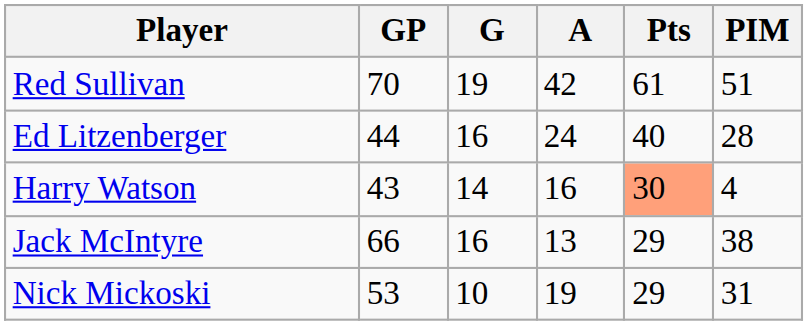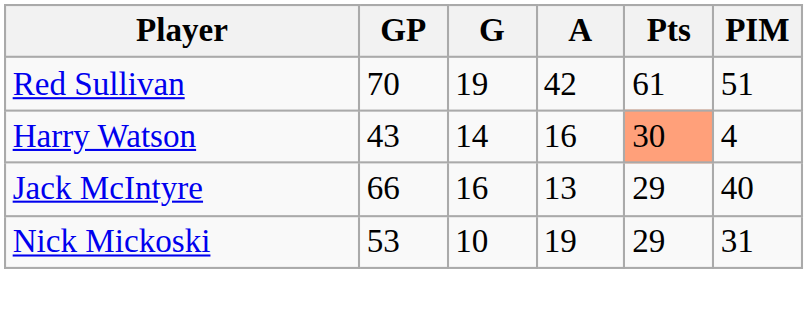- row: (119, 135)
(737, 240) 38 -> (737, 188) 40
